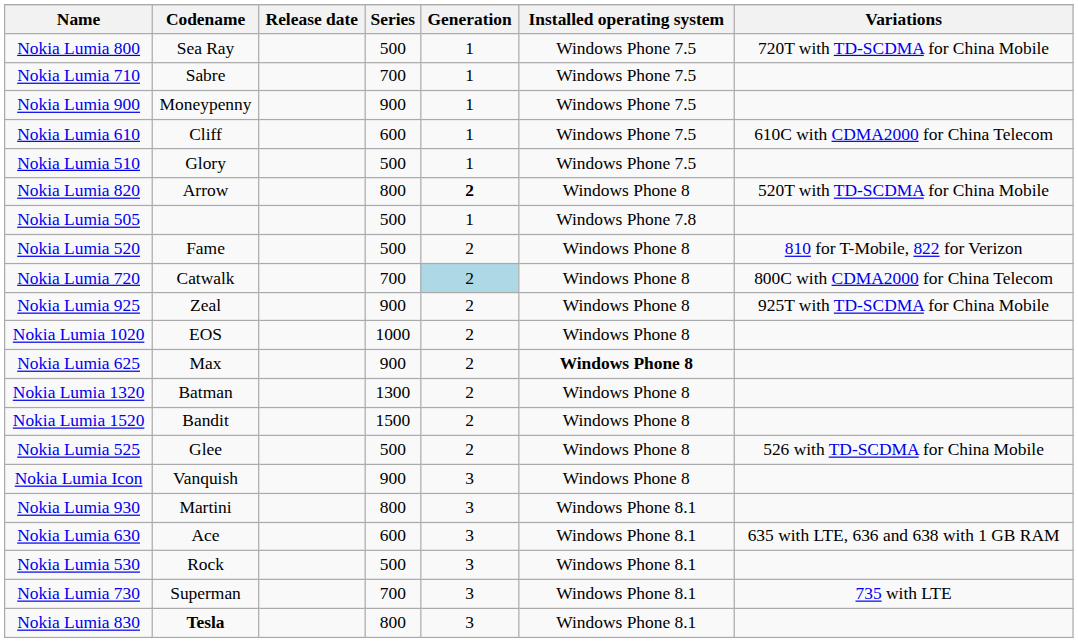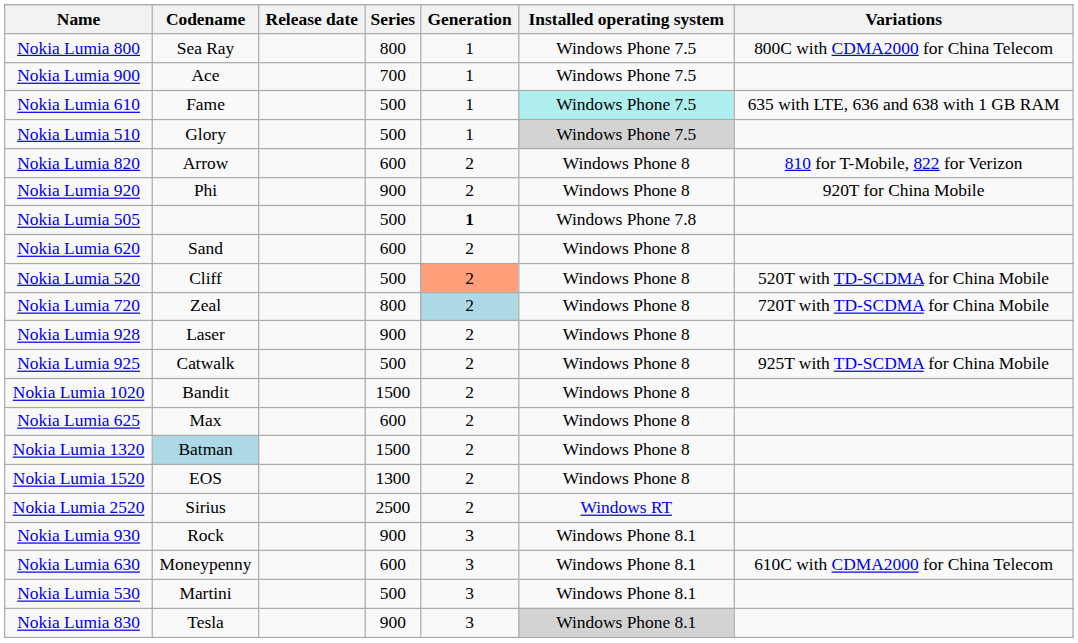(393, 47) 500 -> (393, 47) 800
(904, 47) 720T with TD-SCDMA for China Mobile -> (904, 47) 800C with CDMA2000 for China Telecom
- row: (79, 76)
(206, 105) Moneypenny -> (206, 76) Ace
(393, 105) 900 -> (393, 76) 700
(206, 134) Cliff -> (206, 105) Fame
(393, 134) 600 -> (393, 105) 500
(626, 134) no background -> (626, 105) paleturquoise background
(904, 134) 610C with CDMA2000 for China Telecom -> (904, 105) 635 with LTE, 636 and 638 with 1 GB RAM
(626, 162) no background -> (626, 134) lightgrey background
(393, 191) 800 -> (393, 162) 600
(470, 191) bold -> (470, 162) normal
(904, 191) 520T with TD-SCDMA for China Mobile -> (904, 162) 810 for T-Mobile, 822 for Verizon
+ row: (79, 191)
(470, 220) normal -> (470, 220) bold
+ row: (79, 249)
(206, 249) Fame -> (206, 277) Cliff
(470, 249) no background -> (470, 277) lightsalmon background
(904, 249) 810 for T-Mobile, 822 for Verizon -> (904, 277) 520T with TD-SCDMA for China Mobile
(206, 277) Catwalk -> (206, 306) Zeal
(393, 277) 700 -> (393, 306) 800
(904, 277) 800C with CDMA2000 for China Telecom -> (904, 306) 720T with TD-SCDMA for China Mobile
+ row: (79, 335)
(206, 306) Zeal -> (206, 364) Catwalk
(393, 306) 900 -> (393, 364) 500
(206, 335) EOS -> (206, 392) Bandit
(393, 335) 1000 -> (393, 392) 1500
(393, 364) 900 -> (393, 421) 600
(626, 364) bold -> (626, 421) normal
(206, 392) no background -> (206, 450) lightblue background
(393, 392) 1300 -> (393, 450) 1500
(206, 421) Bandit -> (206, 479) EOS
(393, 421) 1500 -> (393, 479) 1300
+ row: (79, 507)
- row: (79, 450)
- row: (79, 479)
(206, 507) Martini -> (206, 536) Rock
(393, 507) 800 -> (393, 536) 900
(206, 536) Ace -> (206, 565) Moneypenny
(904, 536) 635 with LTE, 636 and 638 with 1 GB RAM -> (904, 565) 610C with CDMA2000 for China Telecom
(206, 565) Rock -> (206, 594) Martini
- row: (79, 594)
(206, 622) bold -> (206, 622) normal
(393, 622) 800 -> (393, 622) 900
(626, 622) no background -> (626, 622) lightgrey background
